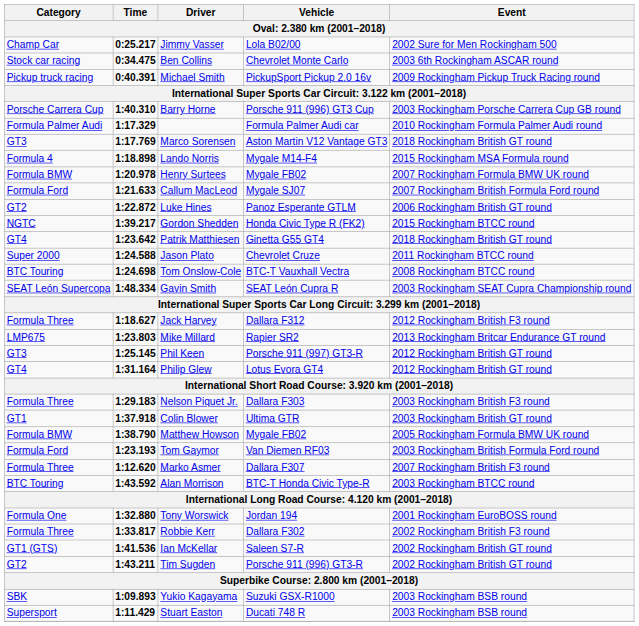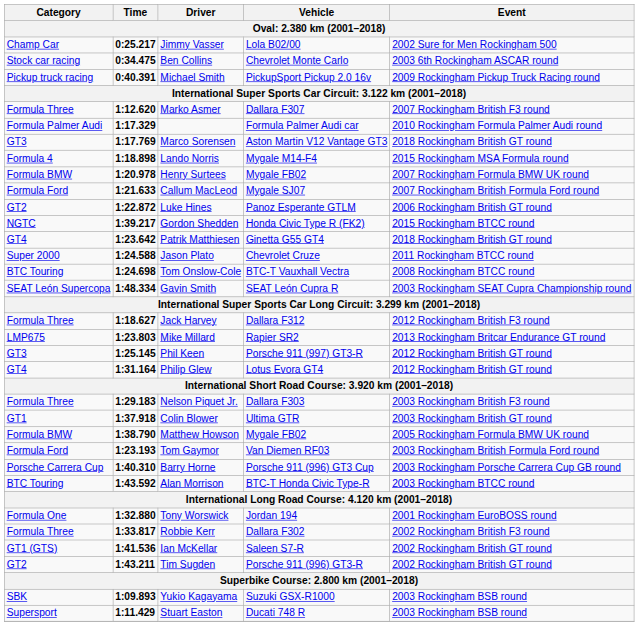rows swapped: (191, 467) <-> (188, 110)
